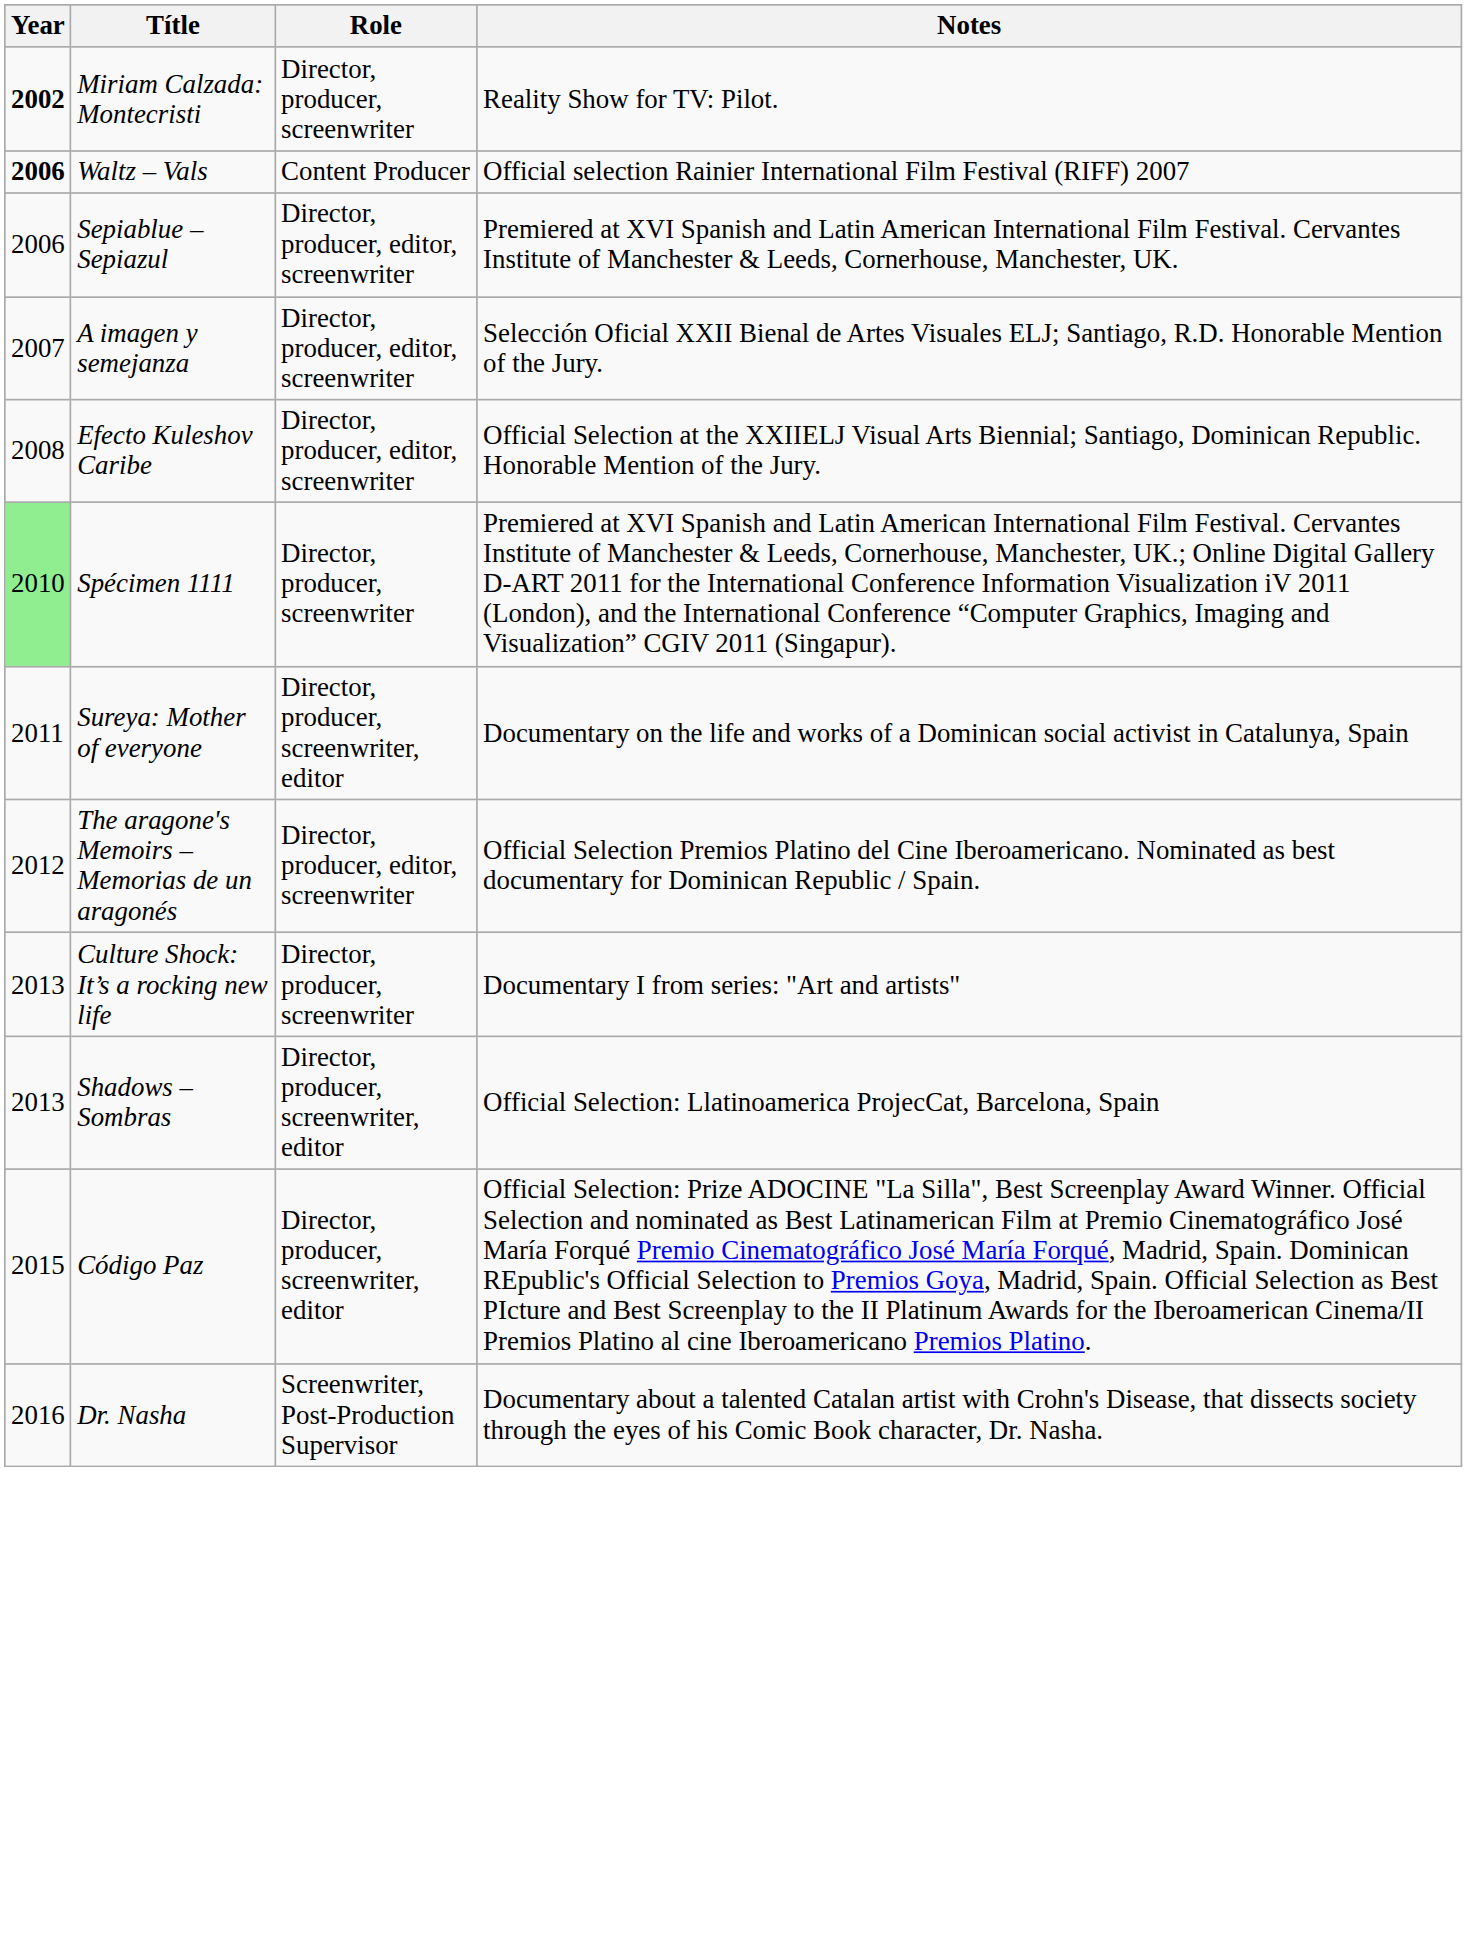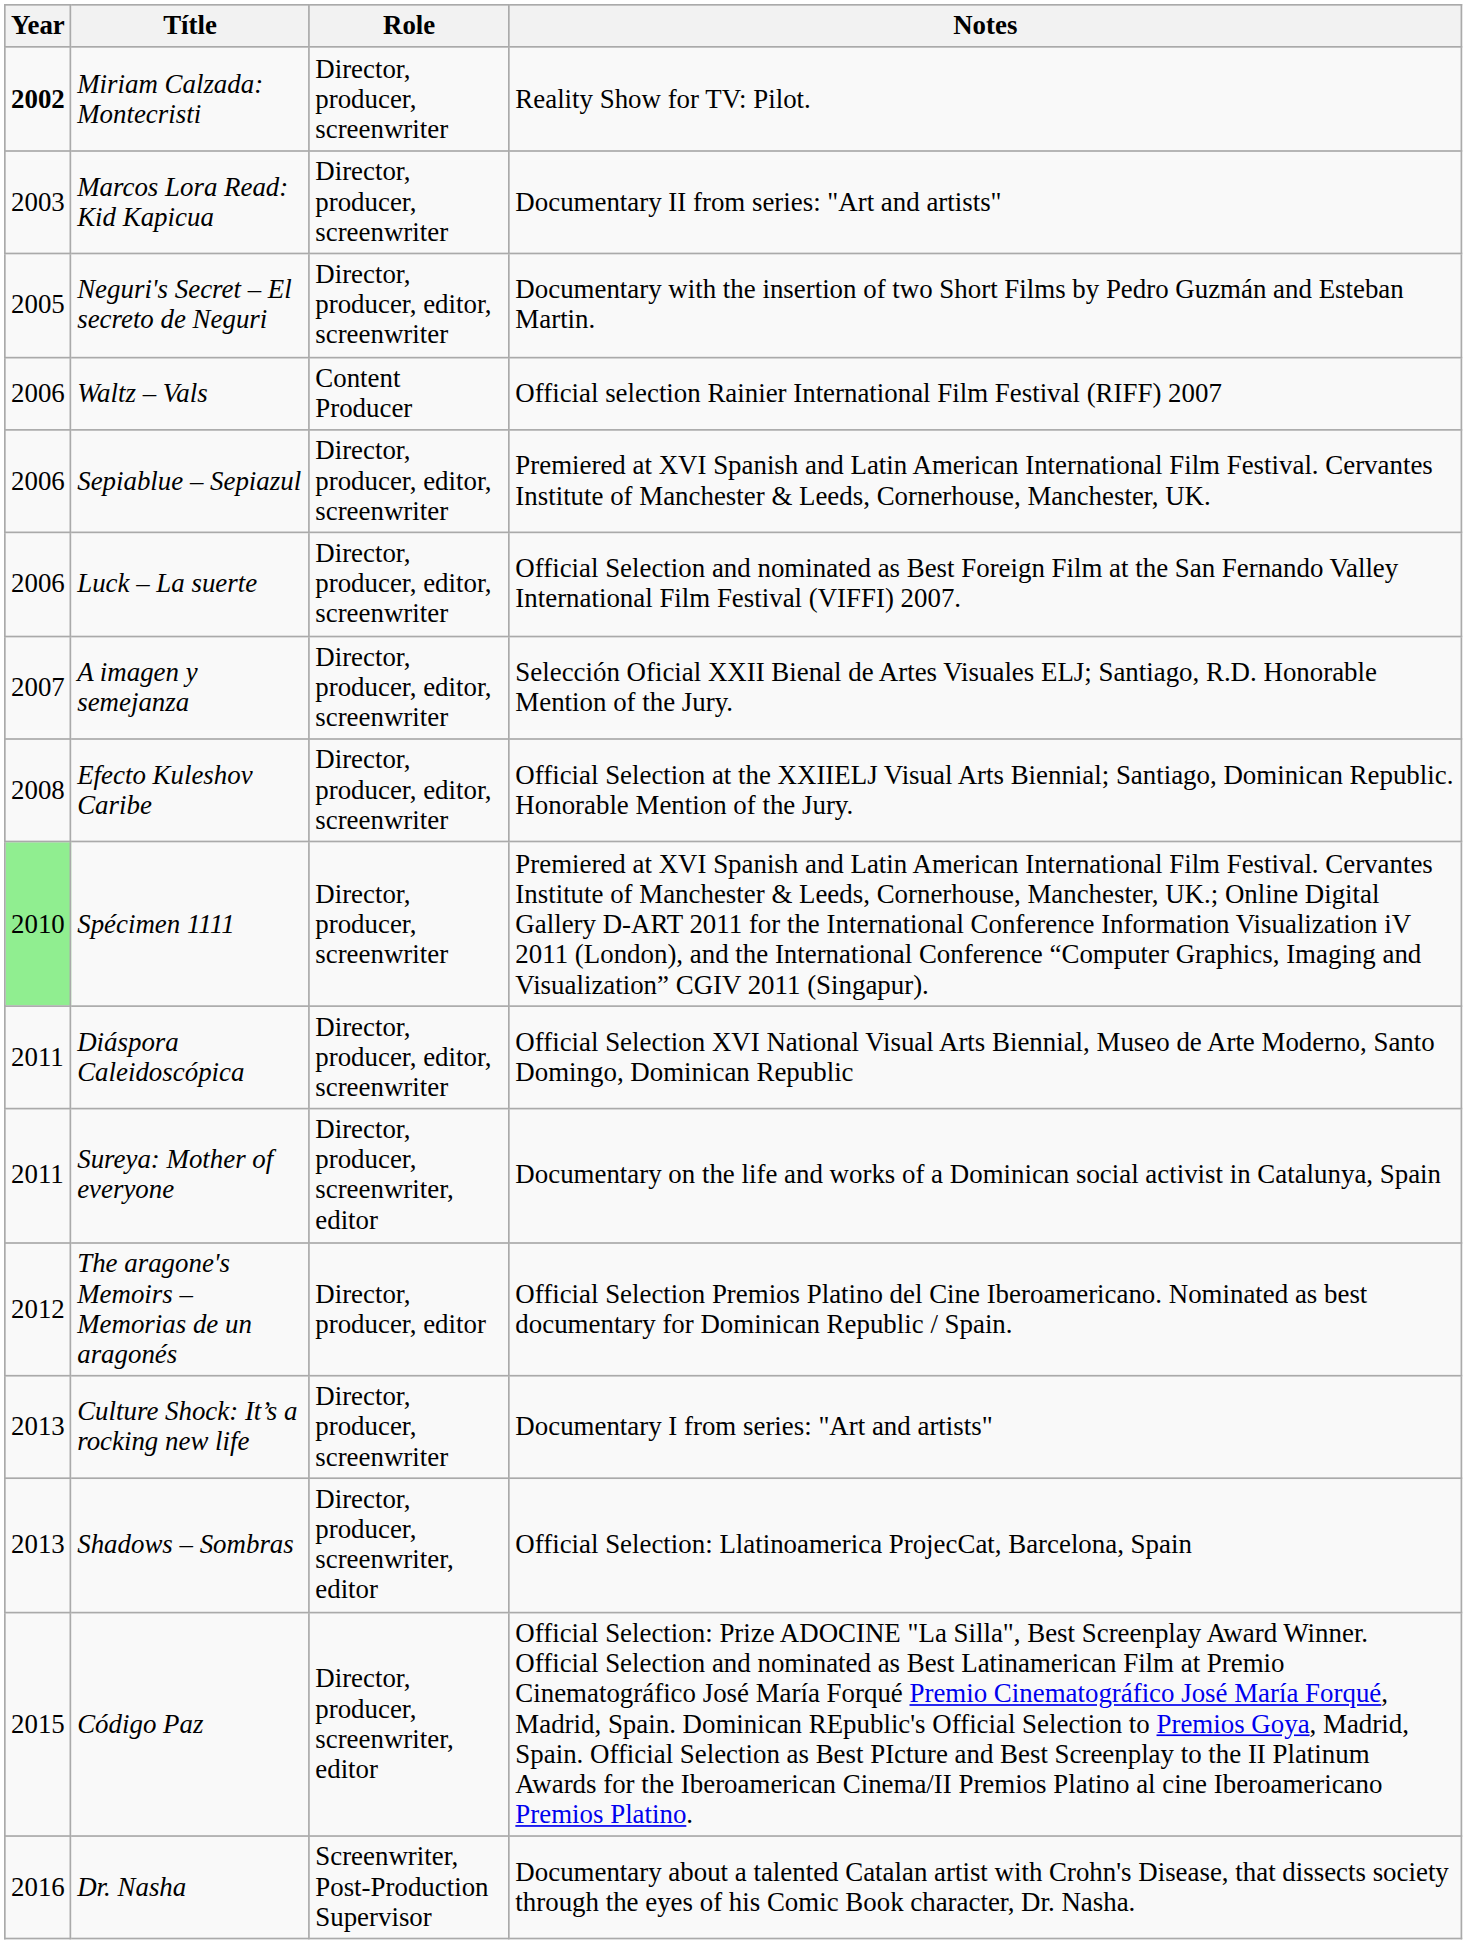+ row: (183, 201)
+ row: (184, 304)
(38, 171) bold -> (38, 392) normal
+ row: (167, 583)
+ row: (161, 1056)
(369, 865) Director, producer, editor, screenwriter -> (401, 1308) Director, producer, editor
